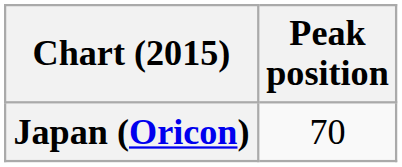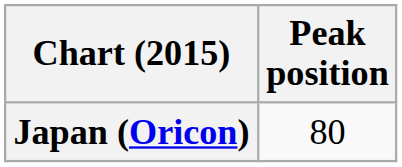(327, 131) 70 -> (327, 131) 80
